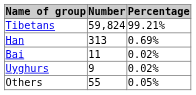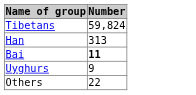- column: (159, 12)
(95, 54) normal -> (95, 54) bold
(95, 83) 55 -> (95, 83) 22
